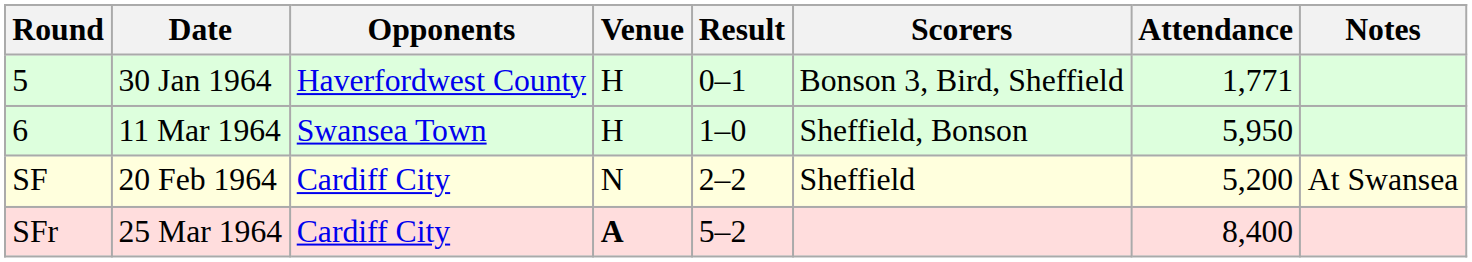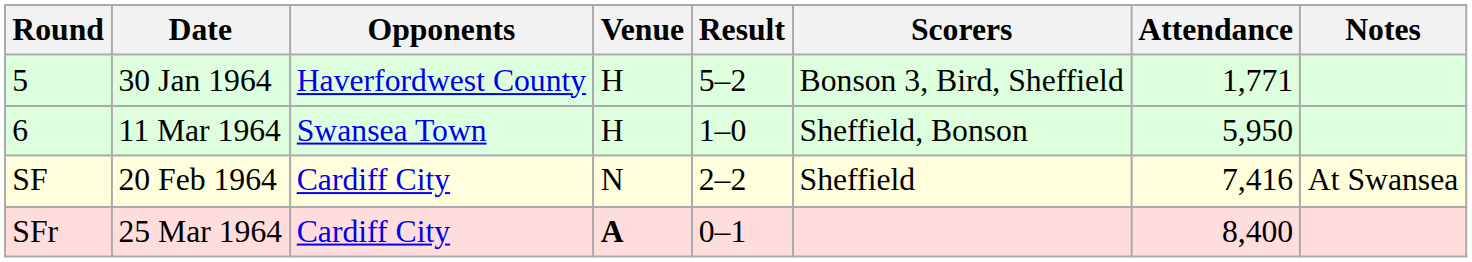(722, 79) 0–1 -> (722, 79) 5–2
(1258, 180) 5,200 -> (1258, 180) 7,416
(722, 230) 5–2 -> (722, 230) 0–1
